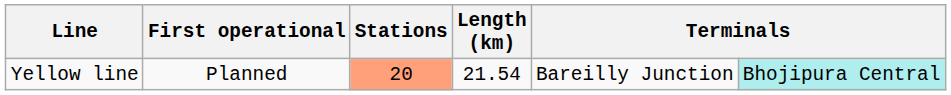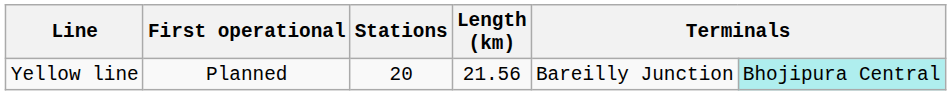(401, 74) lightsalmon background -> (401, 74) no background
(492, 74) 21.54 -> (492, 74) 21.56
